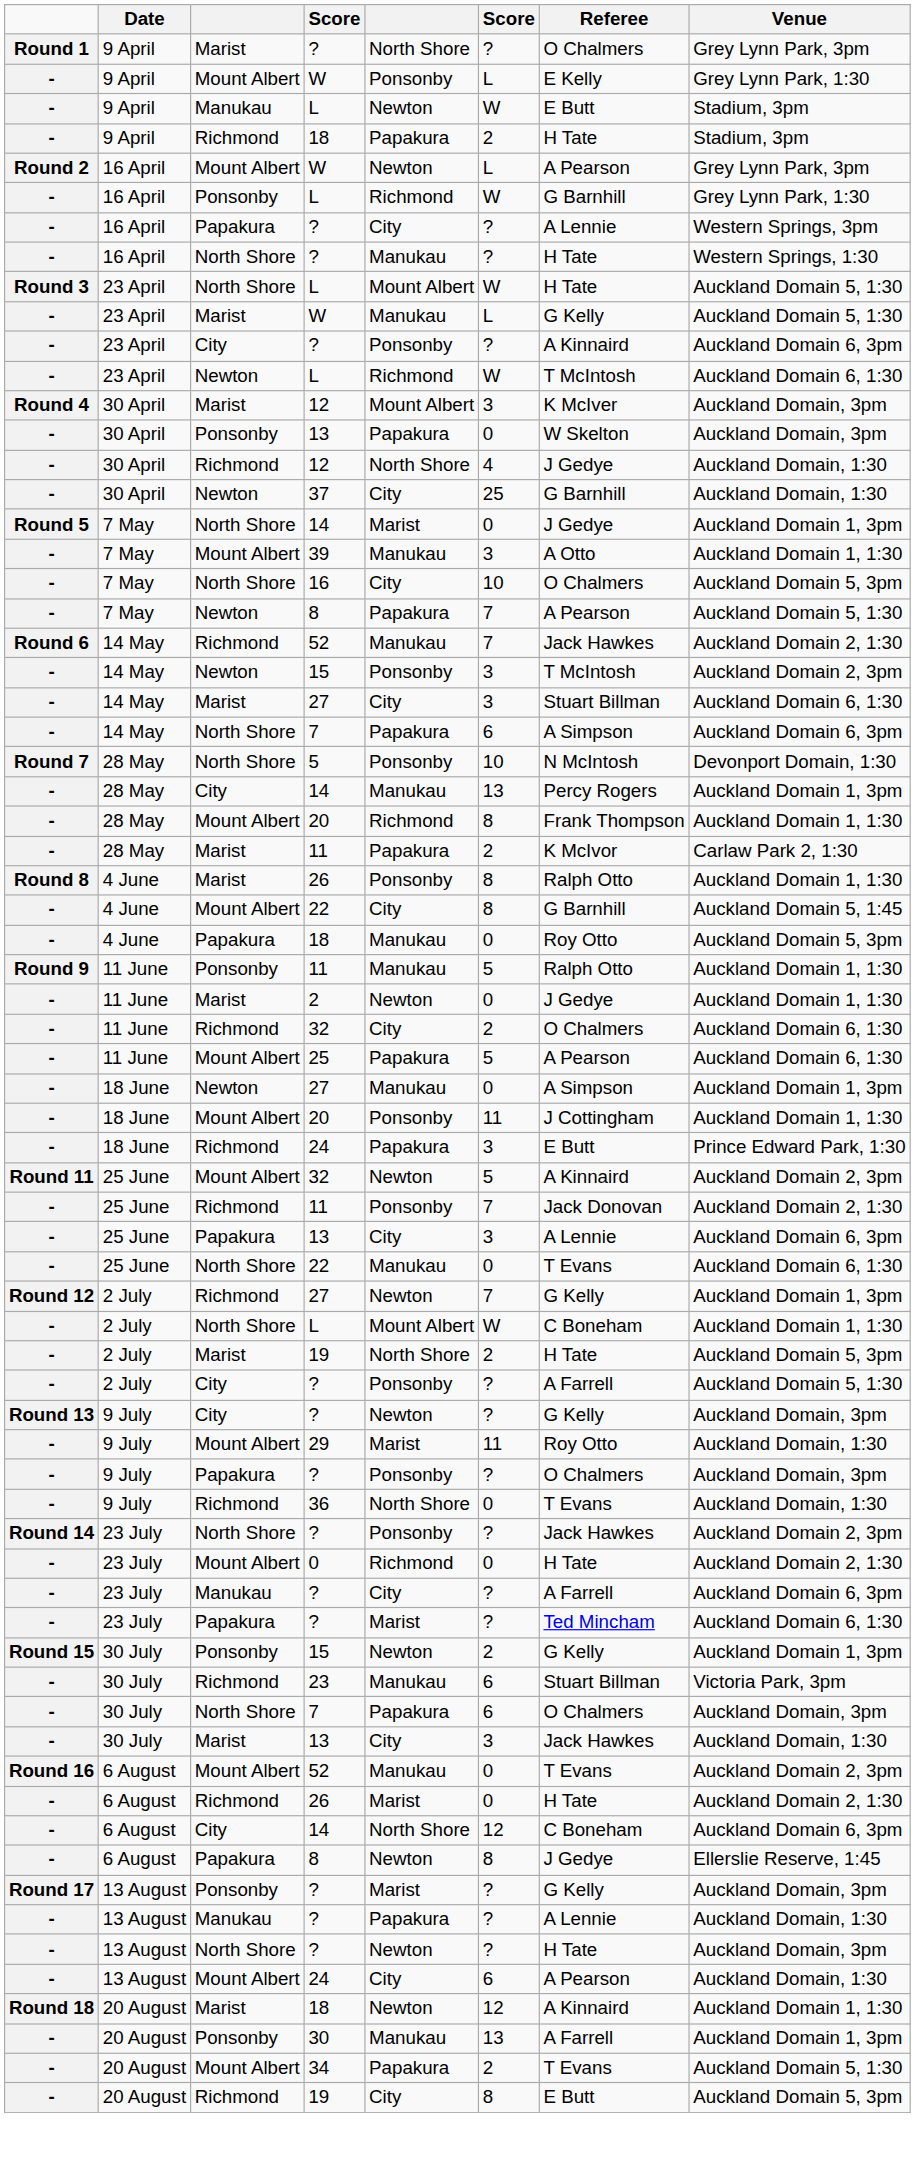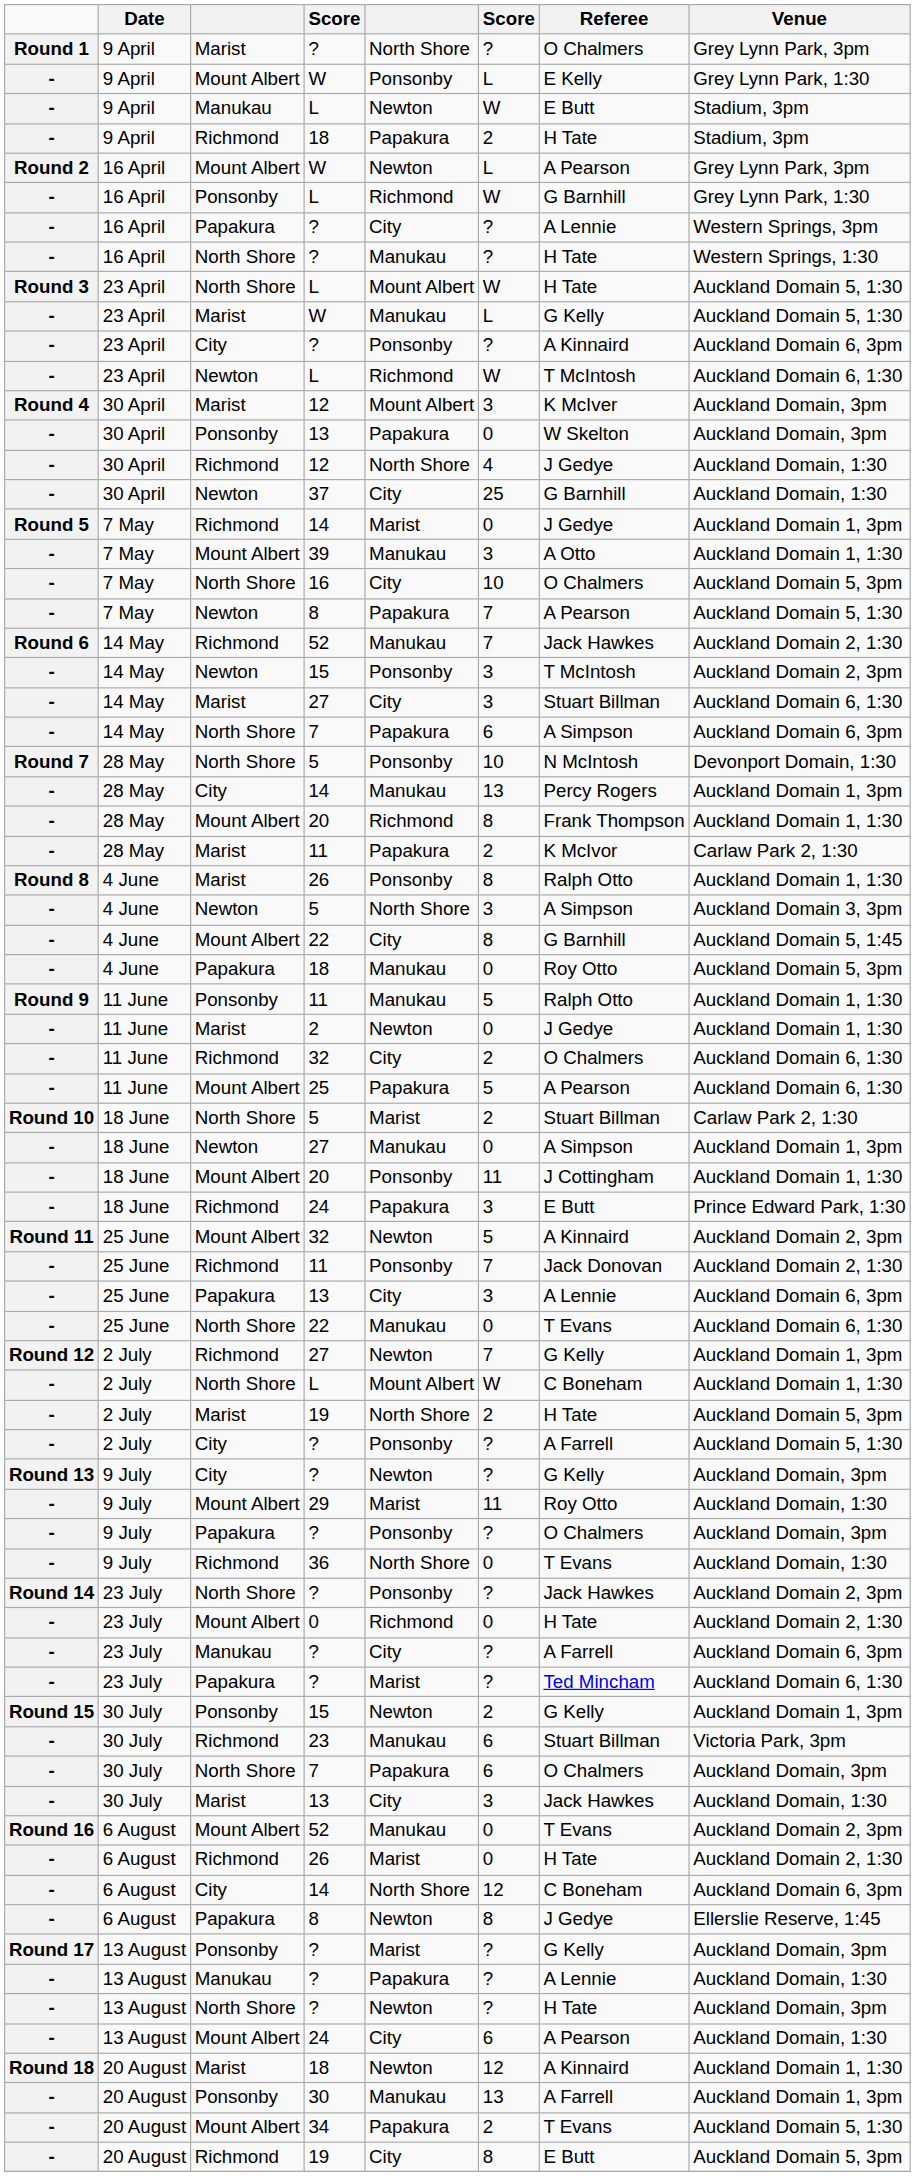(245, 524) North Shore -> (237, 524) Richmond
+ row: (131, 910)
+ row: (136, 1117)
